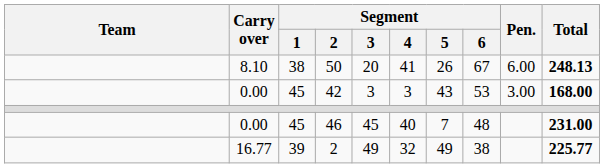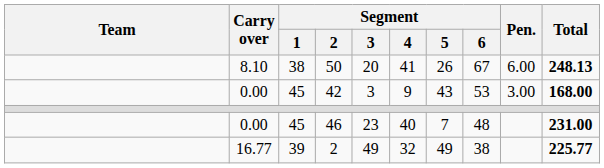(408, 92) 3 -> (408, 92) 9
(371, 124) 45 -> (371, 124) 23
